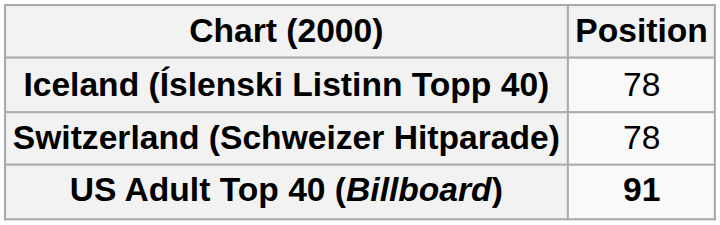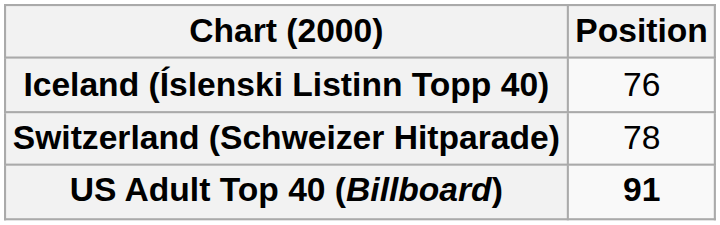(642, 84) 78 -> (642, 84) 76
